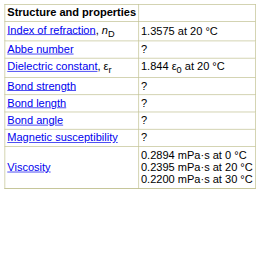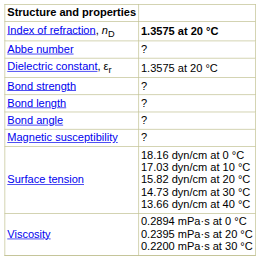(179, 31) normal -> (180, 31) bold
(183, 68) 1.844 ε0 at 20 °C -> (179, 68) 1.3575 at 20 °C
+ row: (46, 180)
